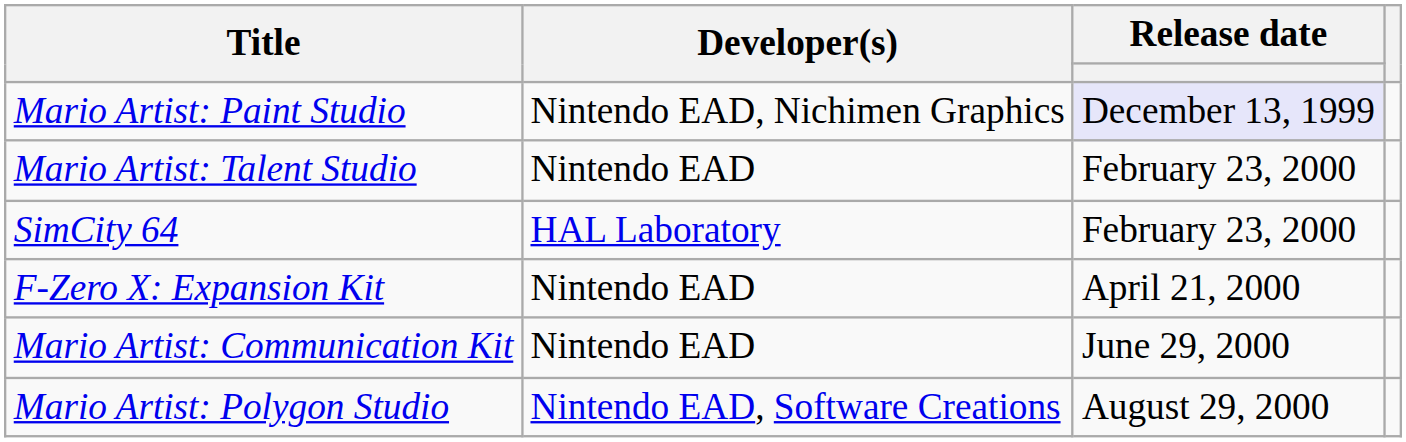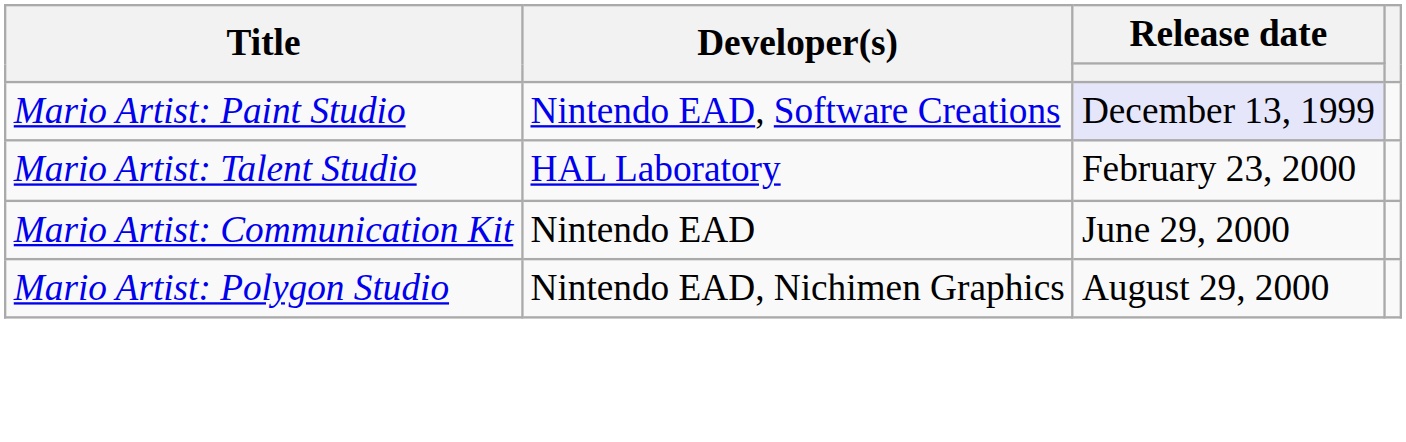(798, 110) Nintendo EAD, Nichimen Graphics -> (796, 110) Nintendo EAD, Software Creations
(643, 169) Nintendo EAD -> (656, 169) HAL Laboratory
- row: (96, 228)
- row: (199, 287)
(796, 405) Nintendo EAD, Software Creations -> (798, 287) Nintendo EAD, Nichimen Graphics
